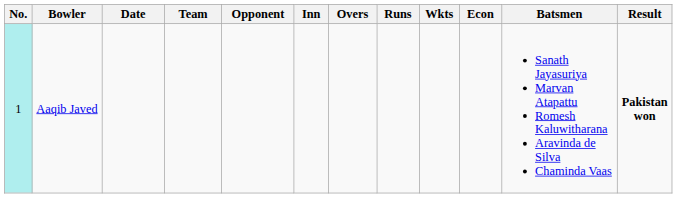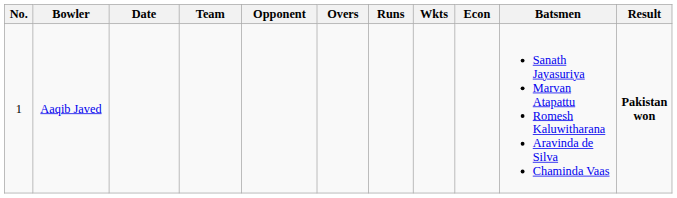- column: (311, 14)
(18, 108) paleturquoise background -> (19, 108) no background
